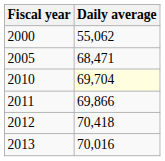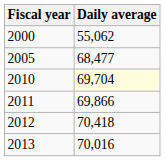(96, 58) 68,471 -> (96, 58) 68,477
